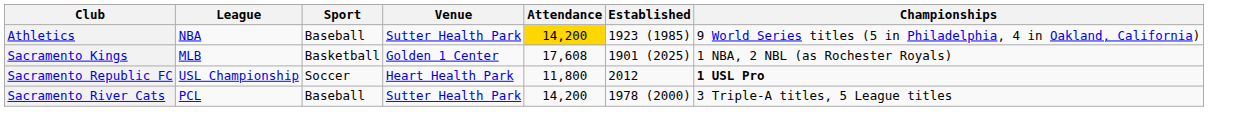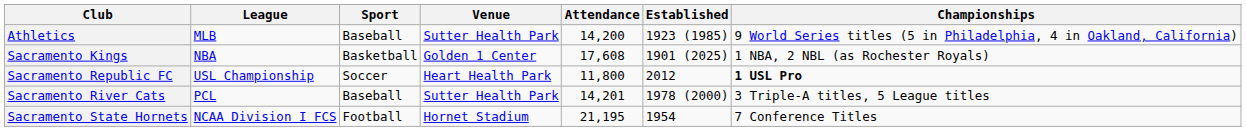(190, 35) NBA -> (205, 35) MLB
(565, 35) gold background -> (602, 35) no background
(190, 55) MLB -> (205, 55) NBA
(565, 96) 14,200 -> (602, 96) 14,201
+ row: (98, 116)
